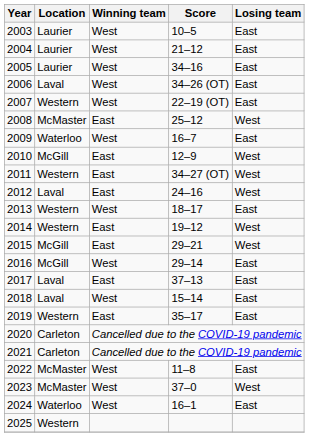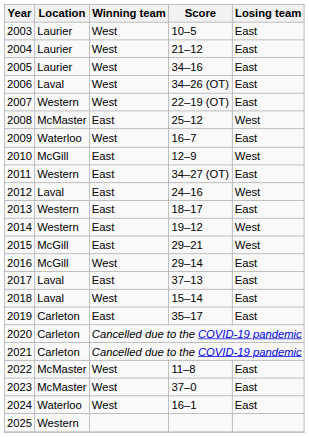(247, 174) West -> (246, 174) East
(104, 209) West -> (103, 209) East
(58, 316) Western -> (58, 316) Carleton
(247, 387) West -> (246, 387) East
